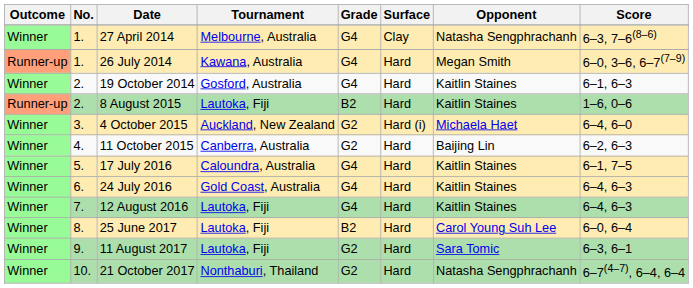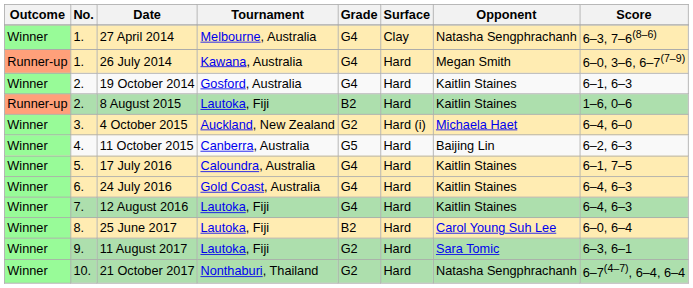(349, 145) G2 -> (349, 145) G5
